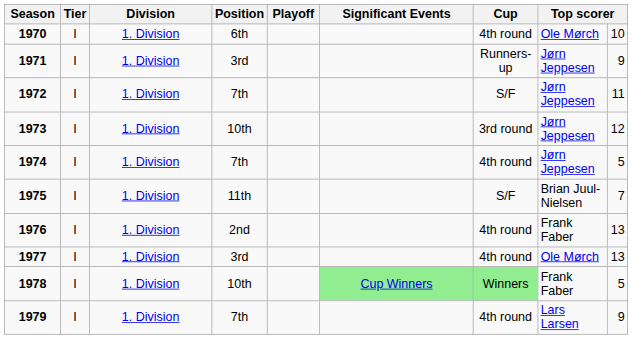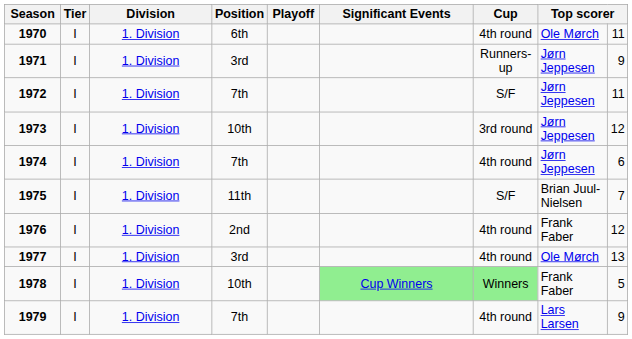(618, 34) 10 -> (618, 34) 11
(621, 162) 5 -> (621, 162) 6
(618, 230) 13 -> (618, 230) 12
